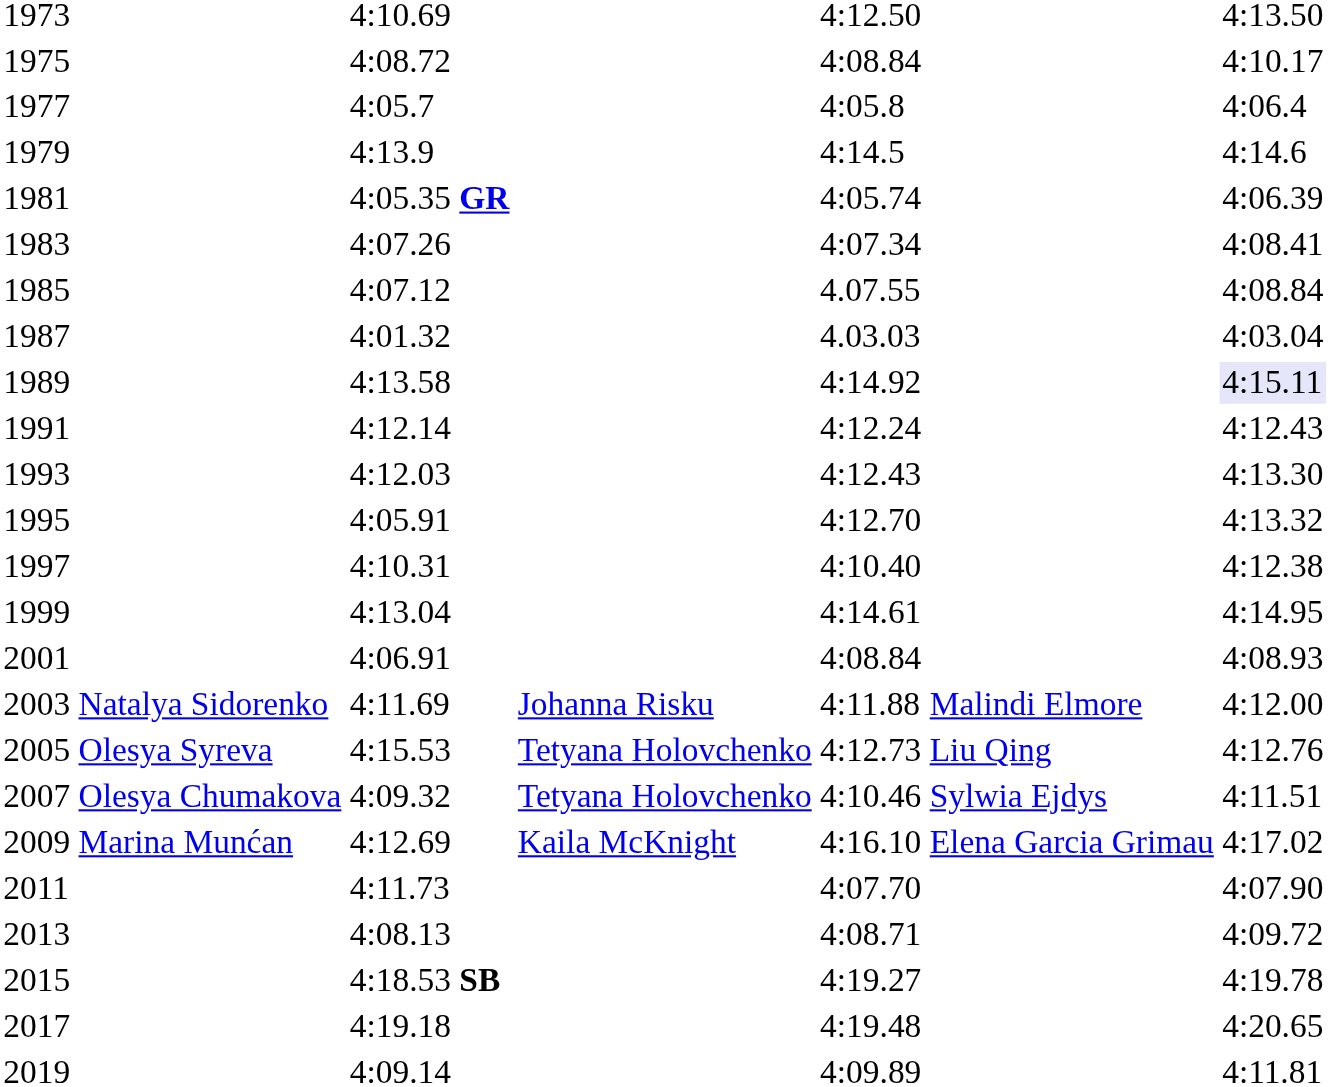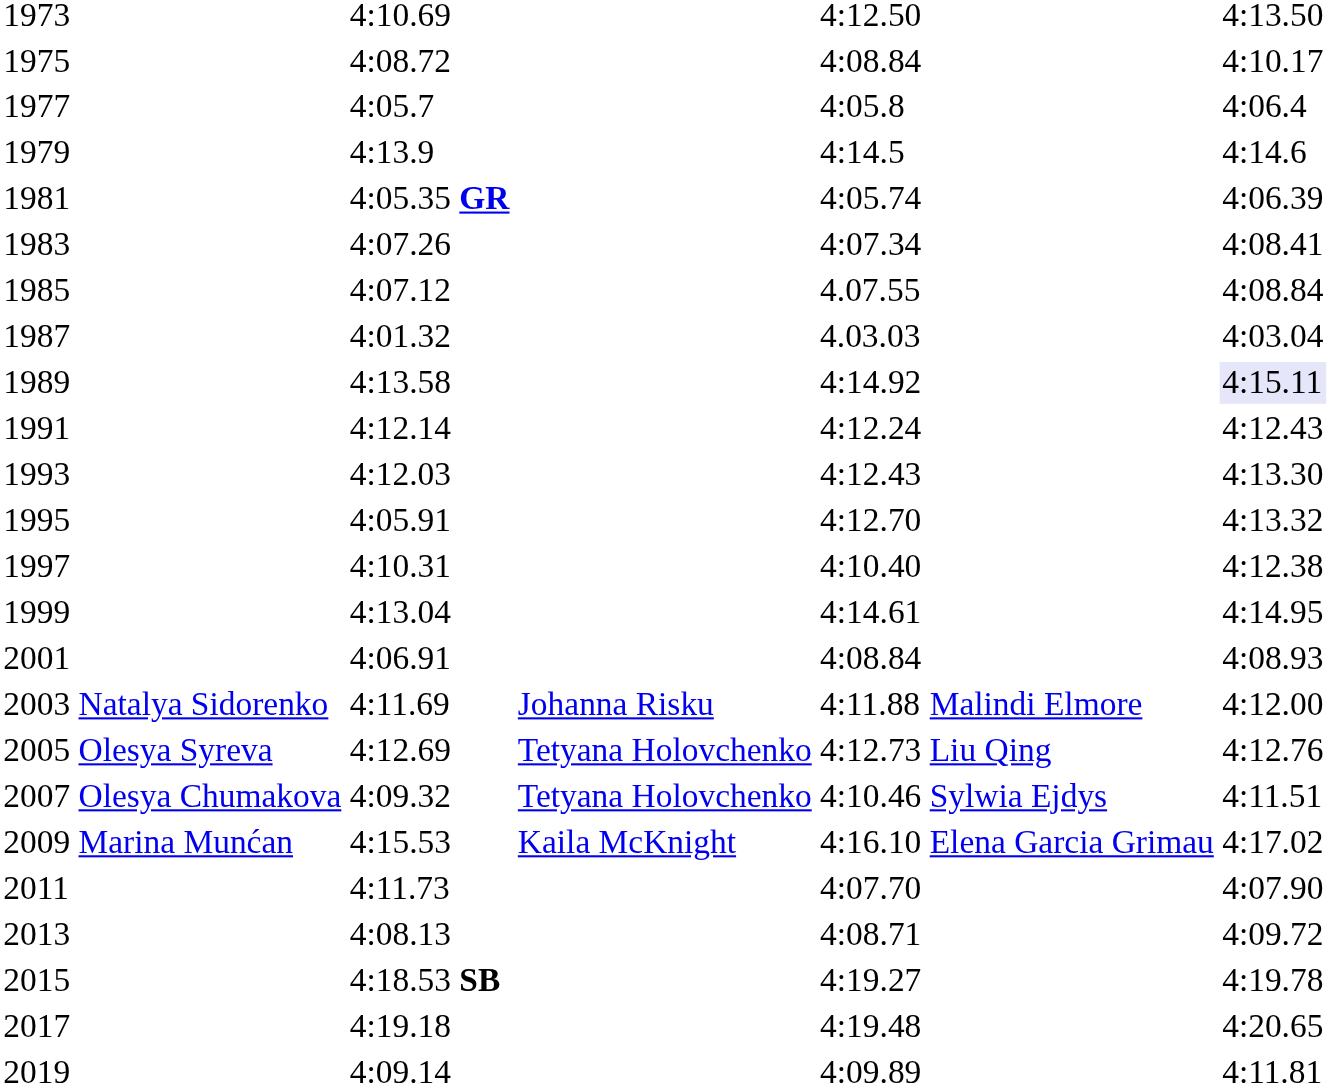(400, 750) 4:15.53 -> (400, 750) 4:12.69
(400, 842) 4:12.69 -> (400, 842) 4:15.53
